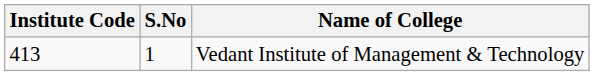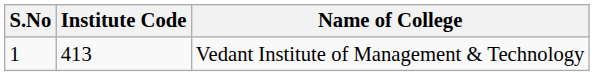columns swapped: (165, 20) <-> (72, 20)
